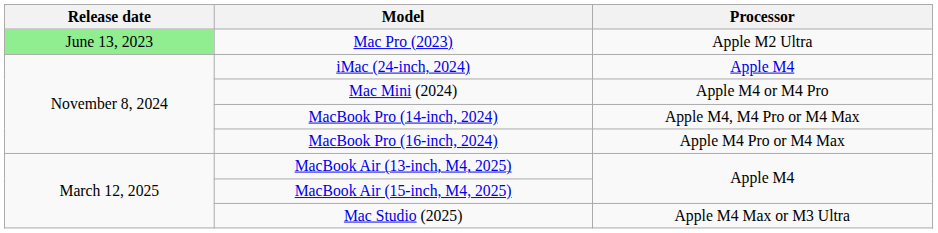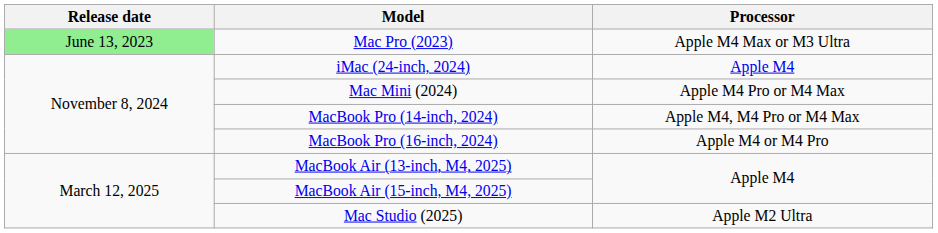(762, 41) Apple M2 Ultra -> (762, 41) Apple M4 Max or M3 Ultra
(762, 91) Apple M4 or M4 Pro -> (762, 91) Apple M4 Pro or M4 Max
(762, 141) Apple M4 Pro or M4 Max -> (762, 141) Apple M4 or M4 Pro
(762, 215) Apple M4 Max or M3 Ultra -> (762, 215) Apple M2 Ultra
